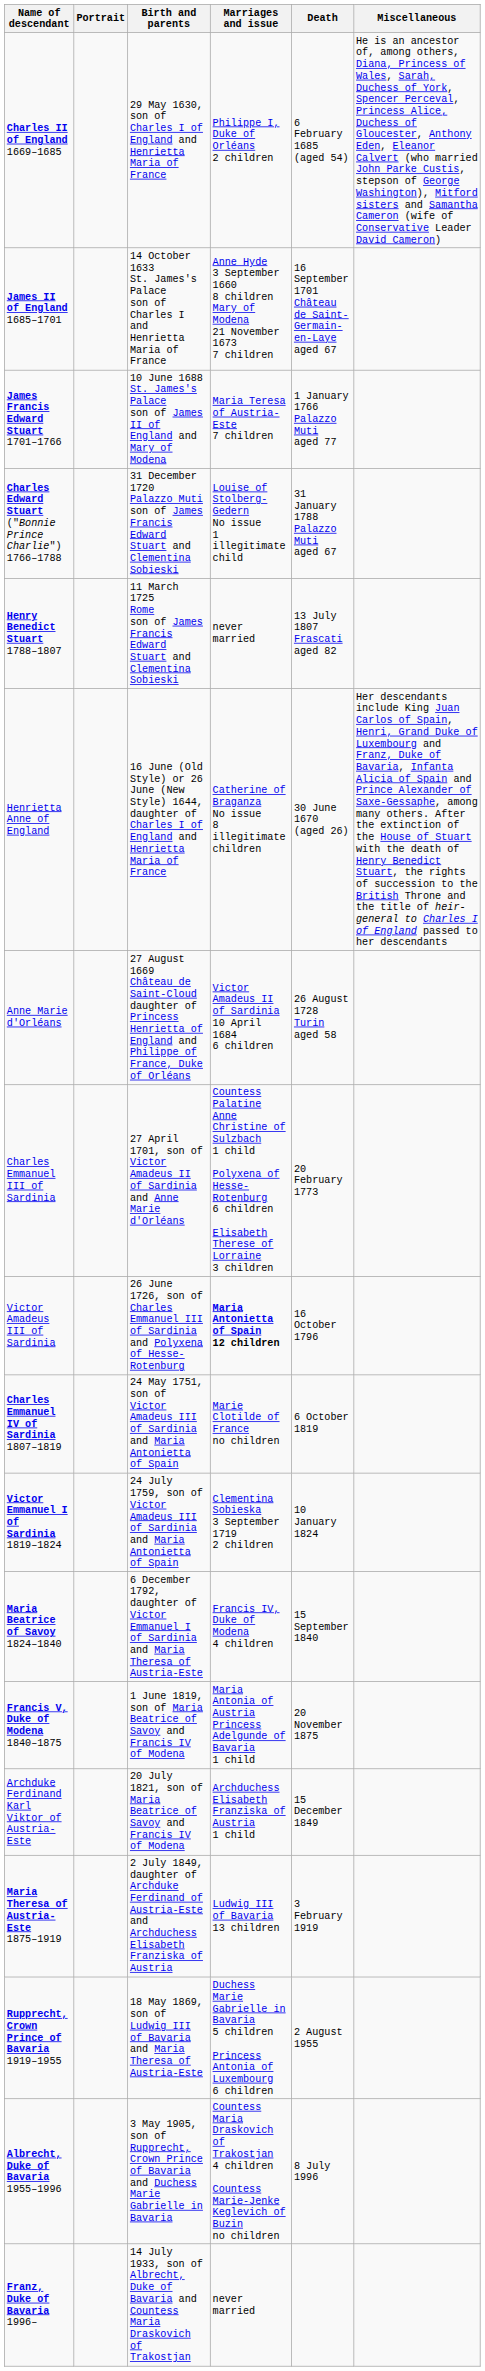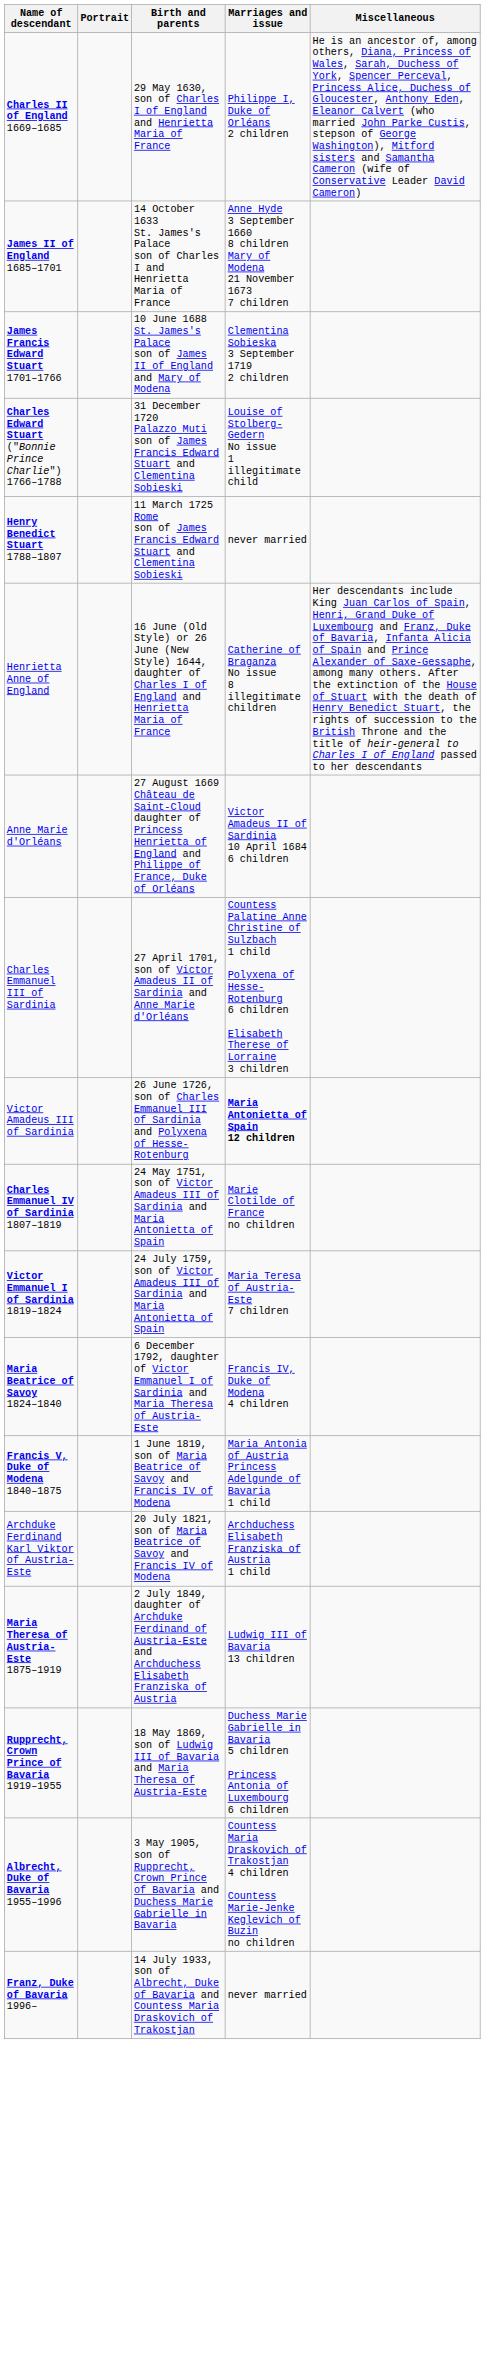- column: (323, 19)
(249, 419) Maria Teresa of Austria-Este 7 children -> (261, 355) Clementina Sobieska 3 September 1719 2 children
(246, 1522) Clementina Sobieska 3 September 1719 2 children -> (264, 1294) Maria Teresa of Austria-Este 7 children
